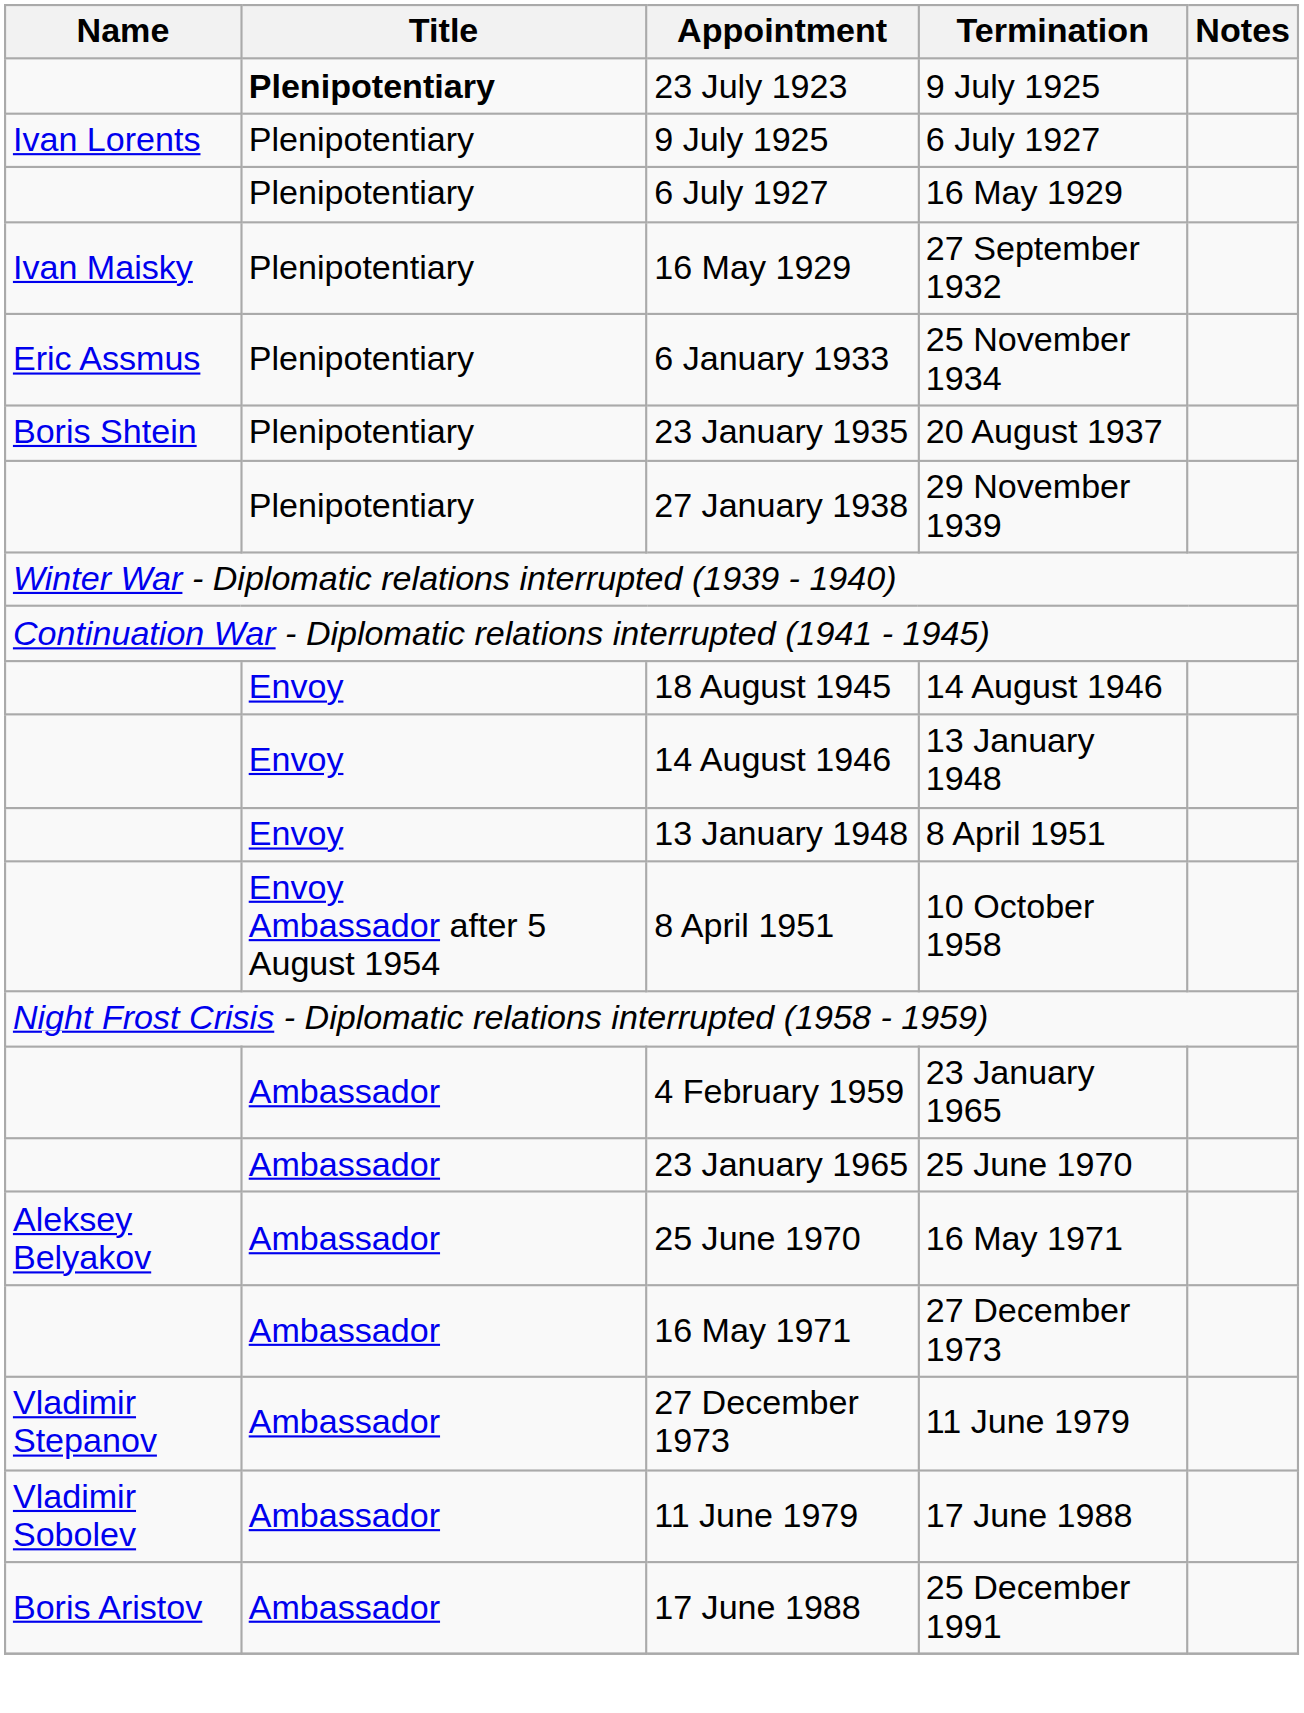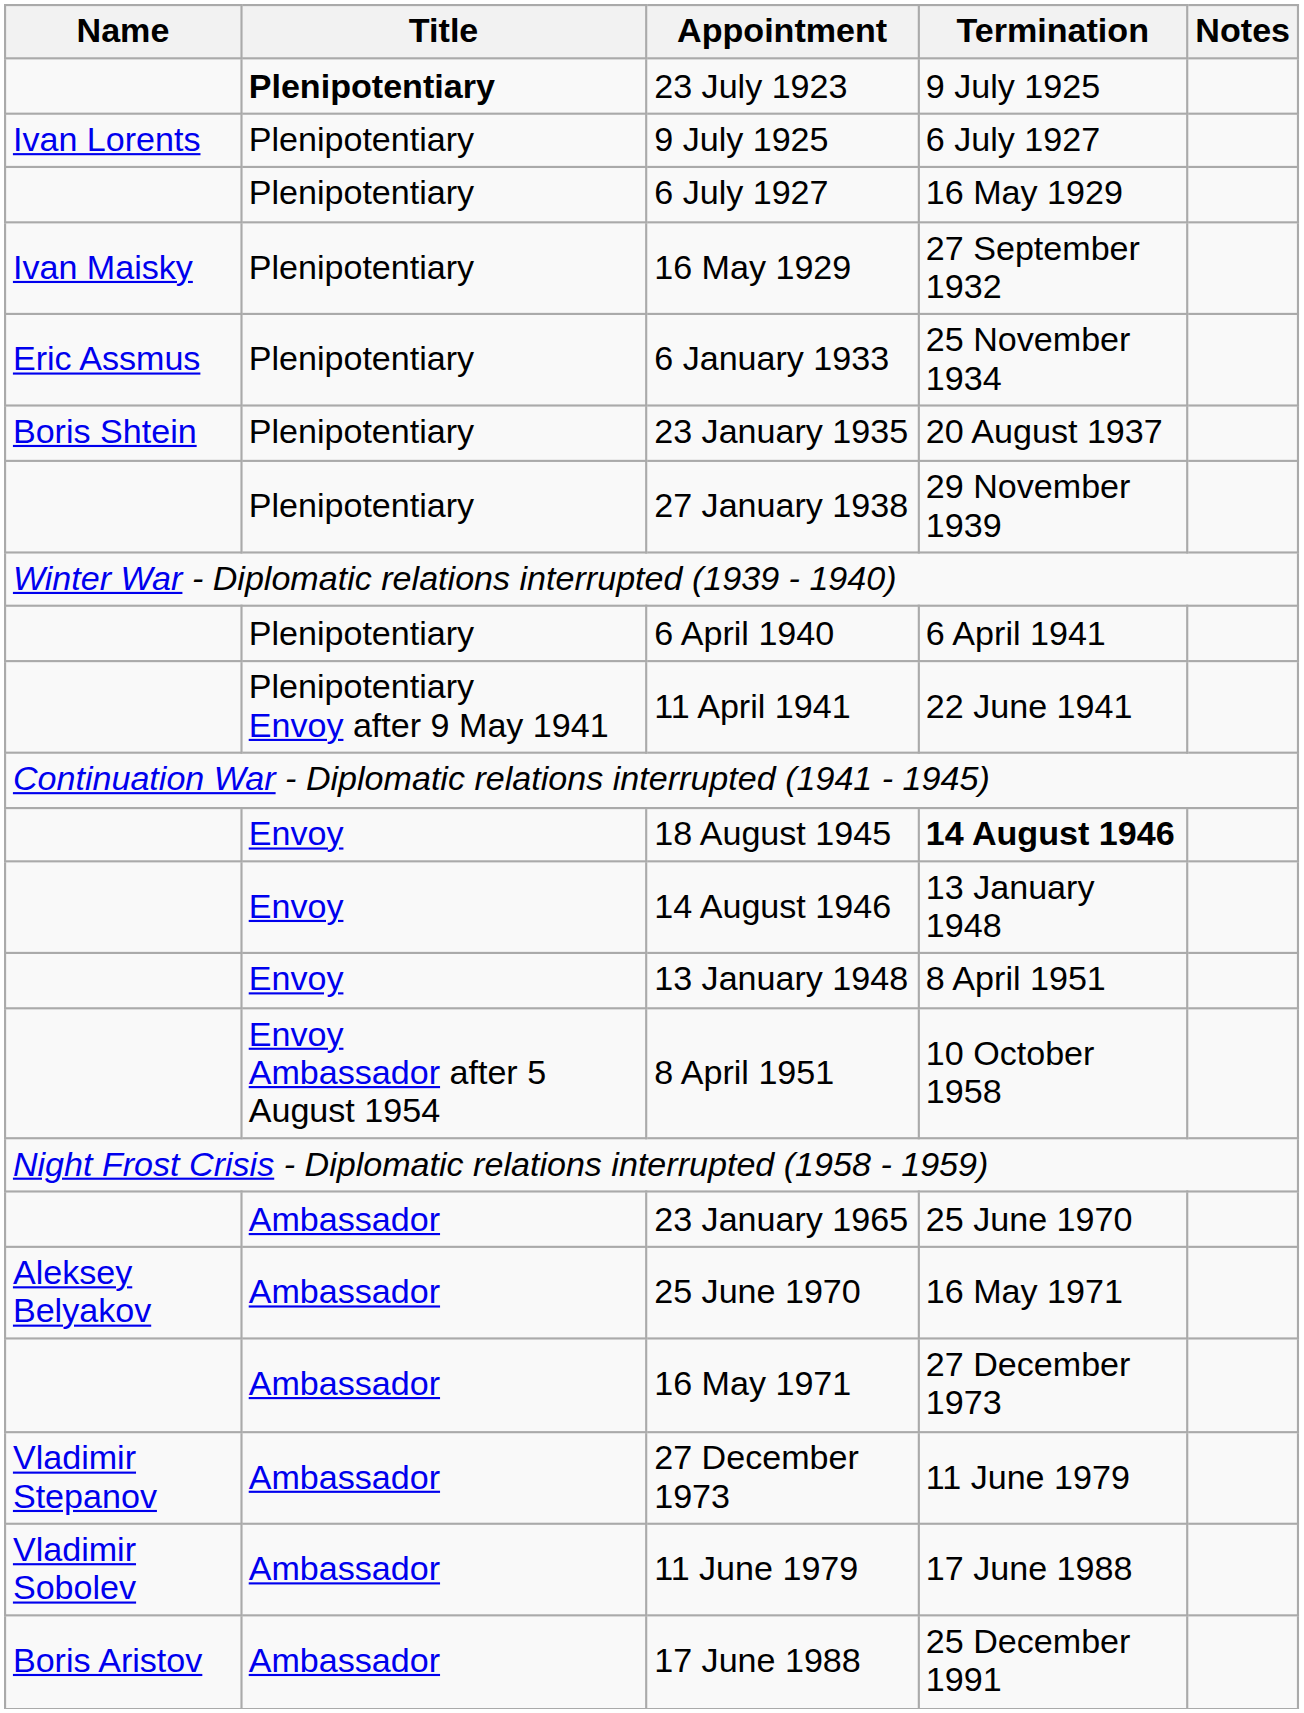+ row: (744, 632)
+ row: (752, 706)
(1044, 687) normal -> (1050, 833) bold
- row: (779, 1091)
